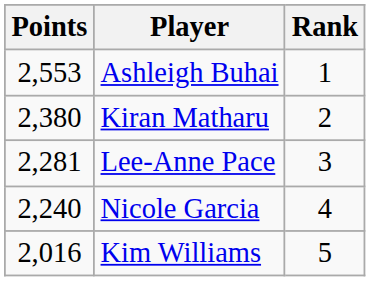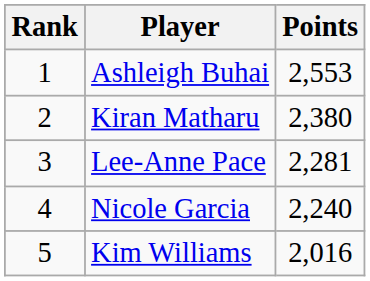columns swapped: (325, 27) <-> (49, 27)
